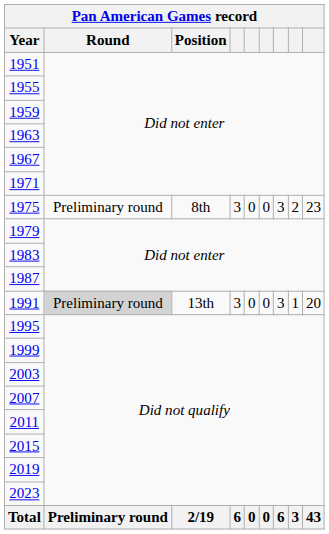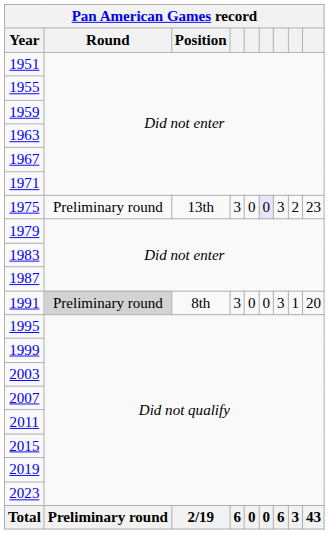(201, 207) 8th -> (201, 207) 13th
(266, 207) no background -> (266, 207) lavender background
(201, 302) 13th -> (201, 302) 8th
